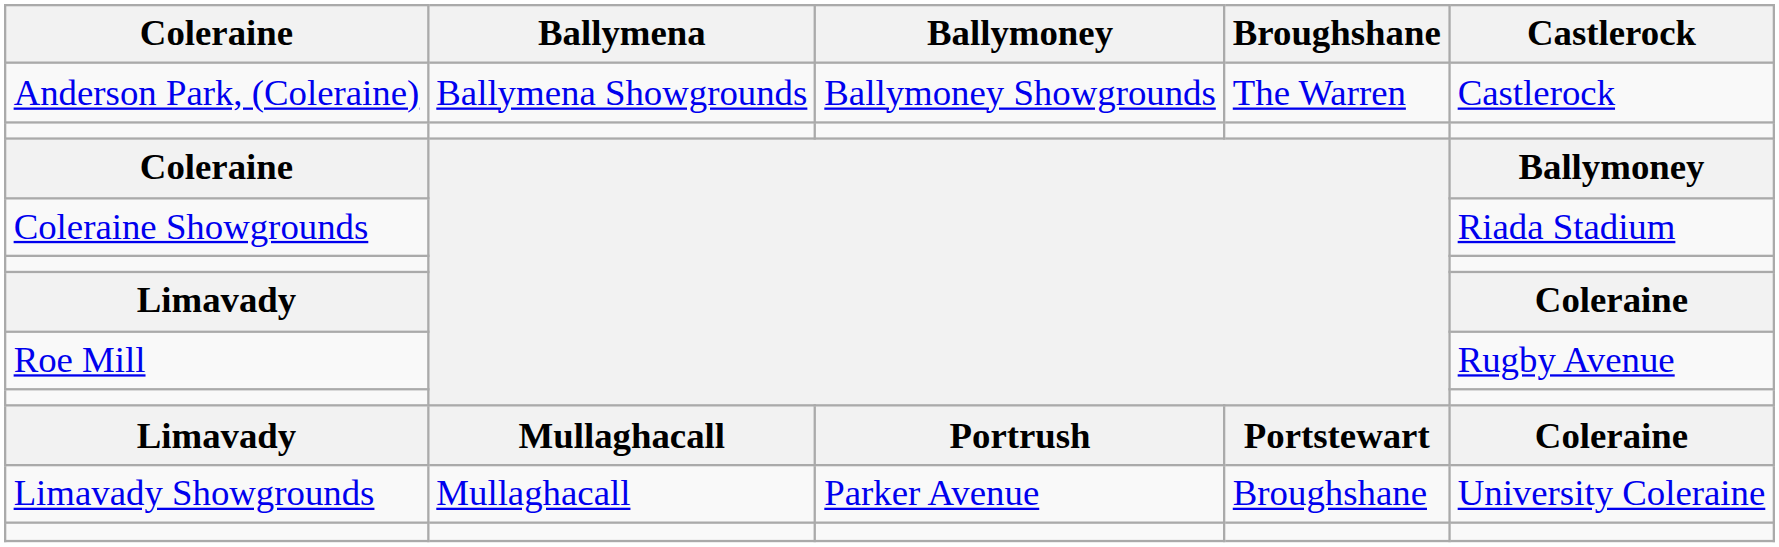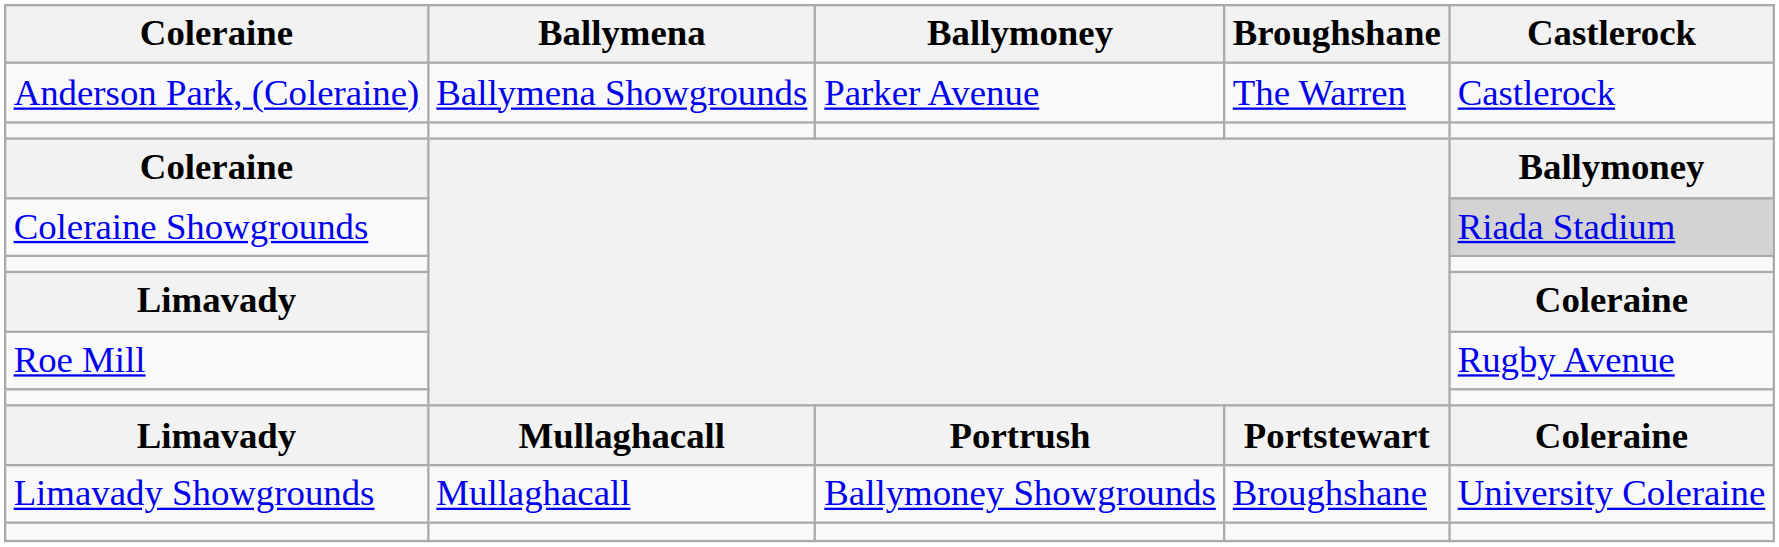(1020, 92) Ballymoney Showgrounds -> (932, 92) Parker Avenue
(1567, 225) no background -> (1567, 225) lightgrey background
(932, 493) Parker Avenue -> (1020, 493) Ballymoney Showgrounds
